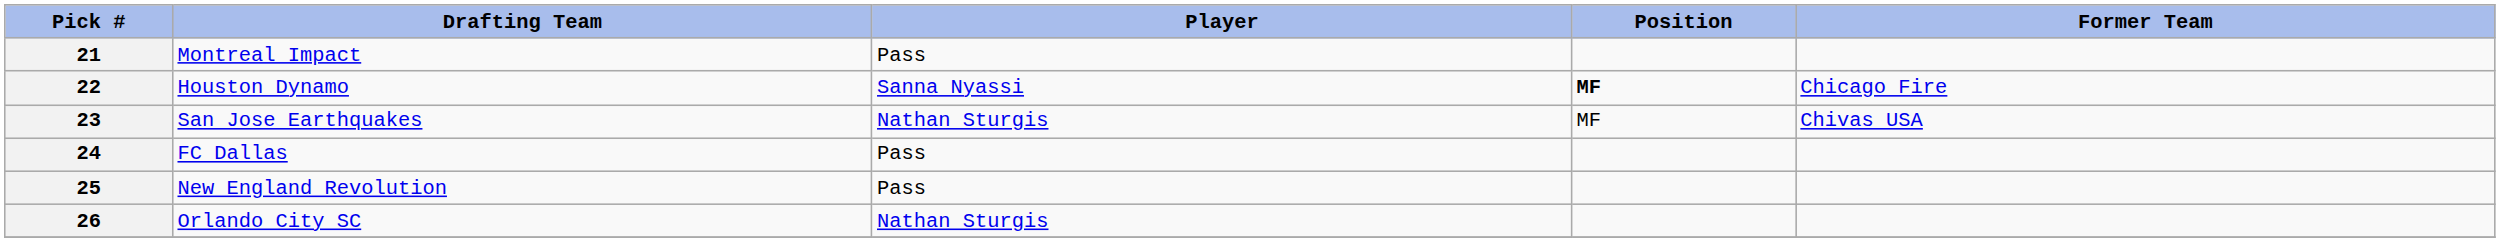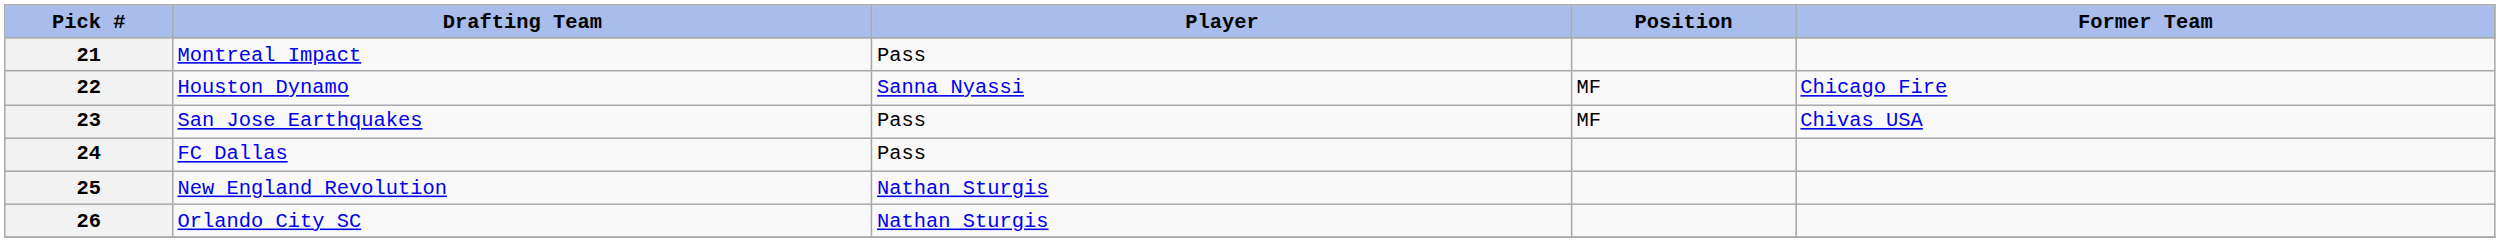(1589, 88) bold -> (1589, 88) normal
(963, 121) Nathan Sturgis -> (902, 121) Pass
(902, 188) Pass -> (963, 188) Nathan Sturgis
